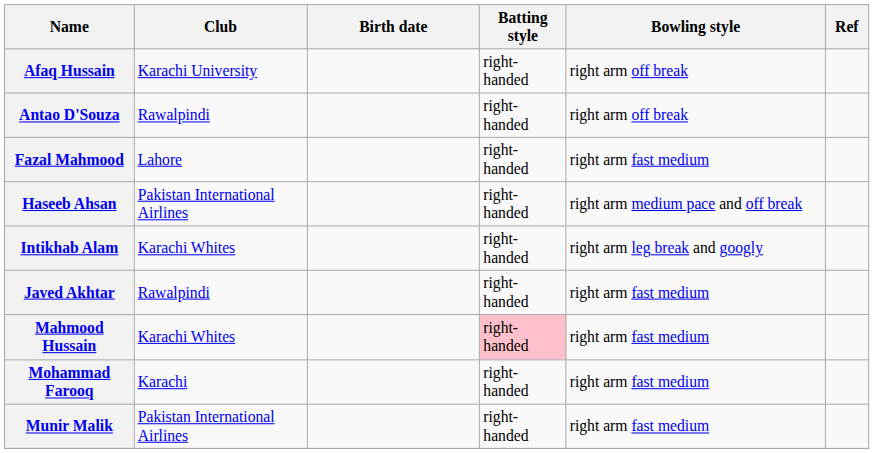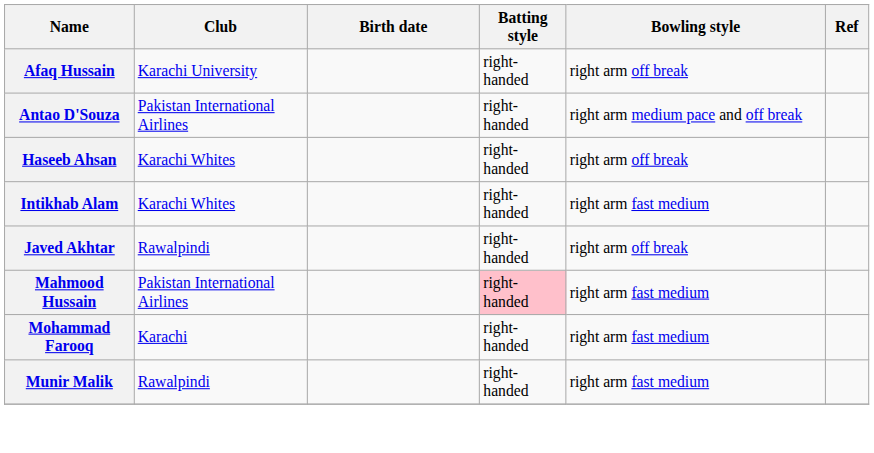(174, 115) Rawalpindi -> (206, 115) Pakistan International Airlines
(629, 115) right arm off break -> (686, 115) right arm medium pace and off break
- row: (69, 159)
(206, 204) Pakistan International Airlines -> (186, 159) Karachi Whites
(686, 204) right arm medium pace and off break -> (629, 159) right arm off break
(666, 248) right arm leg break and googly -> (639, 204) right arm fast medium
(639, 292) right arm fast medium -> (629, 248) right arm off break
(186, 337) Karachi Whites -> (206, 292) Pakistan International Airlines
(206, 426) Pakistan International Airlines -> (174, 381) Rawalpindi
